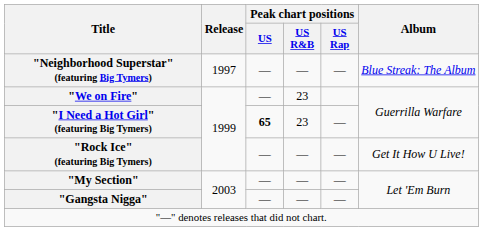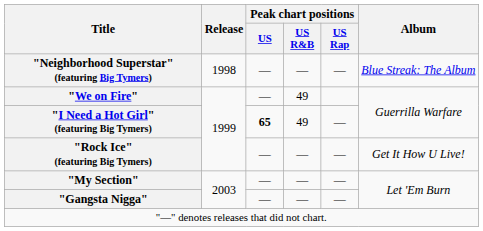(224, 70) 1997 -> (224, 70) 1998
(302, 96) 23 -> (302, 96) 49
(302, 121) 23 -> (302, 121) 49
